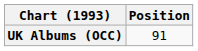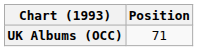(159, 36) 91 -> (159, 36) 71
